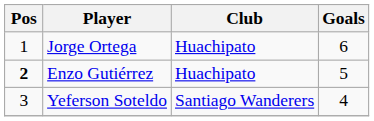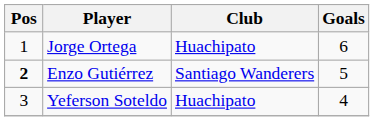(215, 73) Huachipato -> (245, 73) Santiago Wanderers
(245, 101) Santiago Wanderers -> (215, 101) Huachipato
